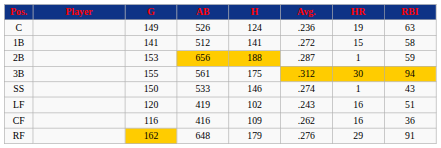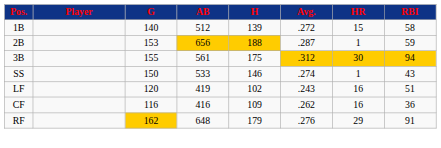- row: (19, 27)
(151, 43) 141 -> (151, 27) 140
(255, 43) 141 -> (255, 27) 139
